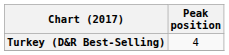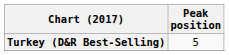(196, 42) 4 -> (196, 42) 5
